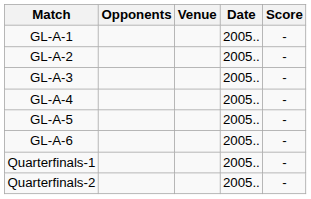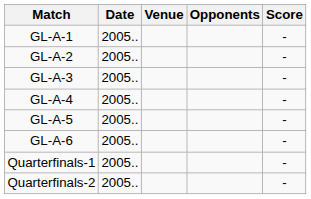columns swapped: (241, 15) <-> (136, 15)
